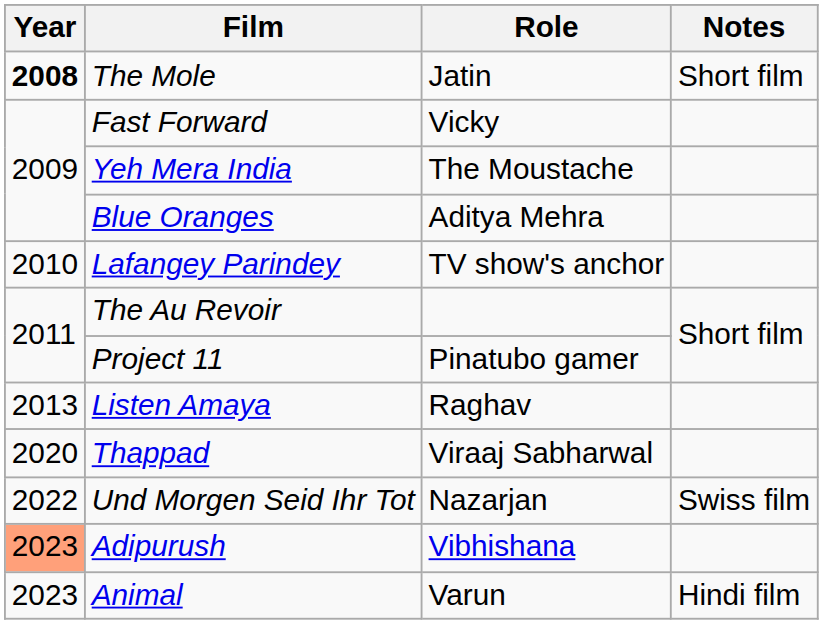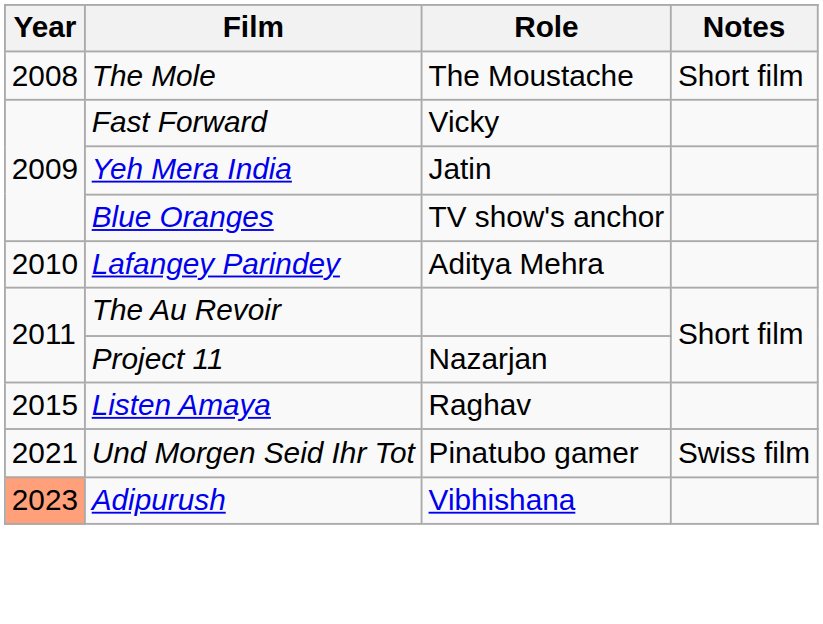(45, 75) bold -> (45, 75) normal
(460, 75) Jatin -> (531, 75) The Moustache
(531, 169) The Moustache -> (460, 169) Jatin
(516, 216) Aditya Mehra -> (546, 216) TV show's anchor
(546, 264) TV show's anchor -> (516, 264) Aditya Mehra
(534, 358) Pinatubo gamer -> (488, 358) Nazarjan
(45, 405) 2013 -> (45, 405) 2015
- row: (150, 452)
(45, 500) 2022 -> (45, 452) 2021
(488, 500) Nazarjan -> (534, 452) Pinatubo gamer
- row: (137, 594)
